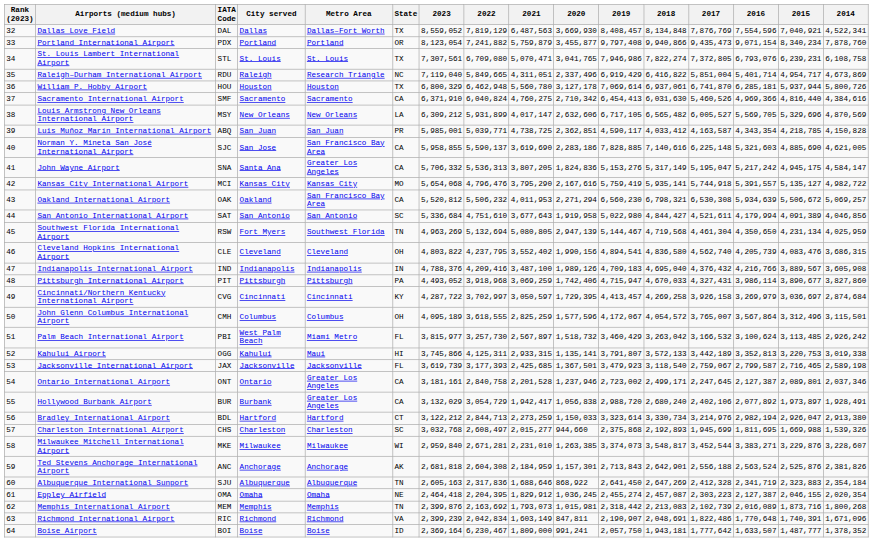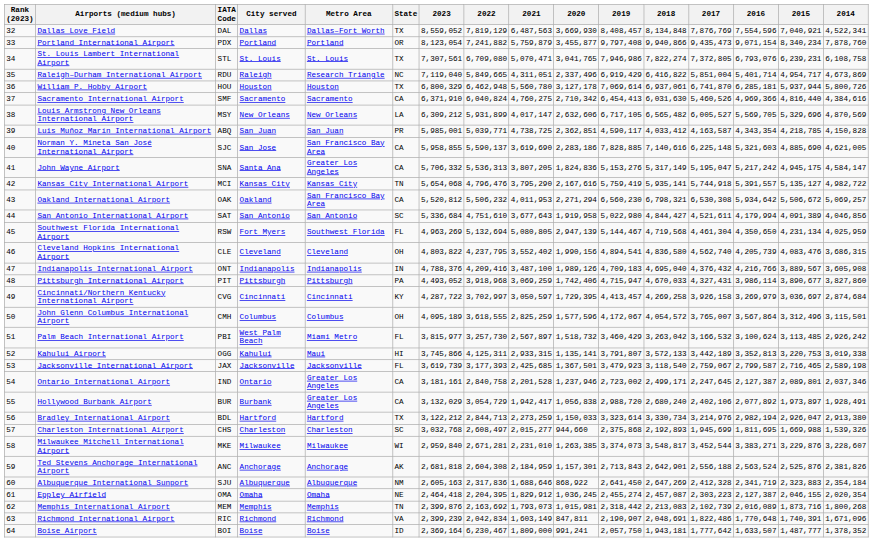(399, 184) MO -> (399, 184) TN
(756, 200) 5,934,639 -> (756, 200) 5,934,642
(399, 232) TN -> (399, 232) FL
(224, 269) IND -> (224, 269) ONT
(224, 382) ONT -> (224, 382) IND
(399, 418) CT -> (399, 418) TX
(399, 483) TN -> (399, 483) NM
